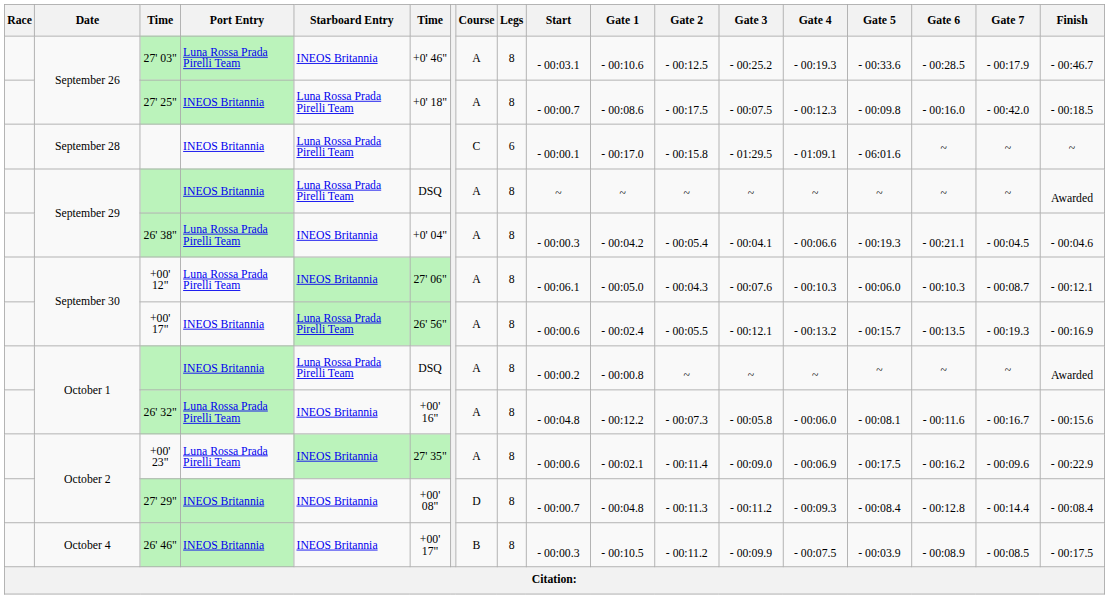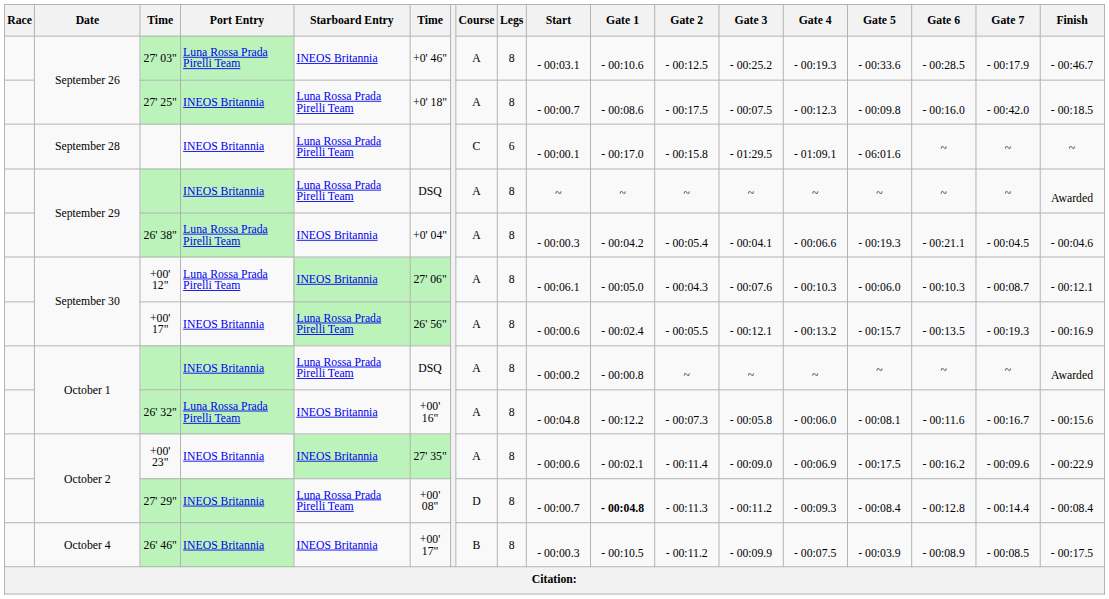(225, 457) Luna Rossa Prada Pirelli Team -> (224, 457) INEOS Britannia
(337, 501) INEOS Britannia -> (339, 501) Luna Rossa Prada Pirelli Team
(623, 508) normal -> (623, 508) bold
